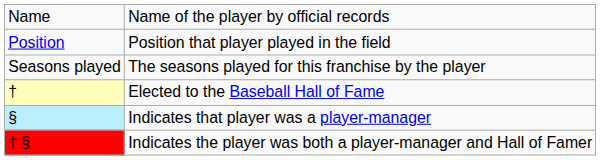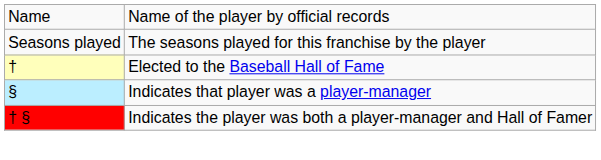- row: (259, 42)
